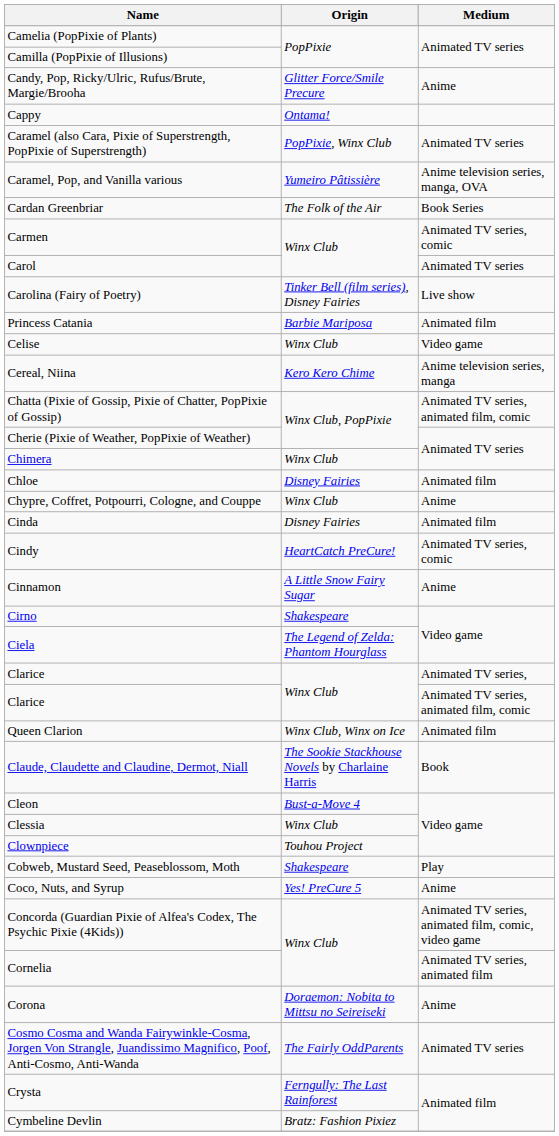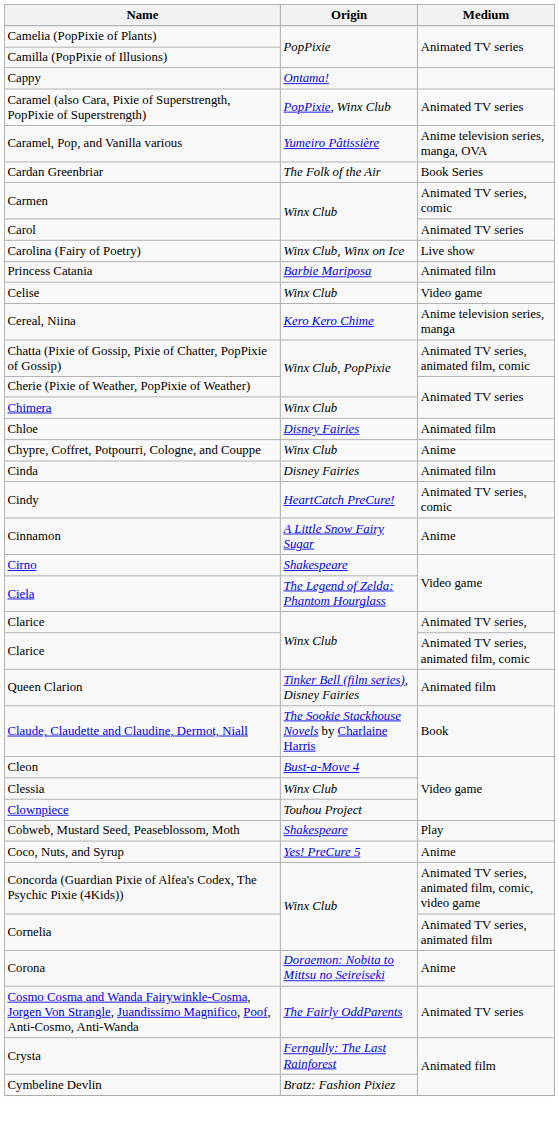- row: (106, 86)
(346, 294) Tinker Bell (film series), Disney Fairies -> (344, 251) Winx Club, Winx on Ice
(345, 731) Winx Club, Winx on Ice -> (346, 687) Tinker Bell (film series), Disney Fairies
